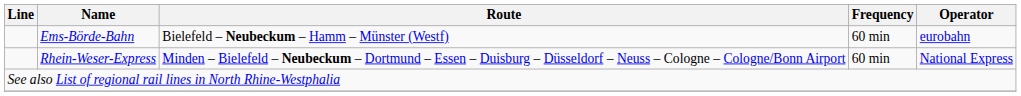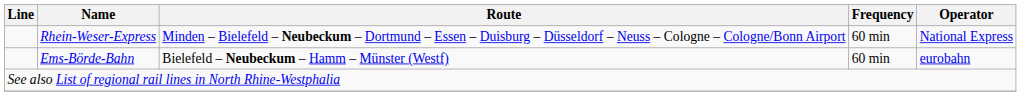rows swapped: (98, 58) <-> (87, 36)
